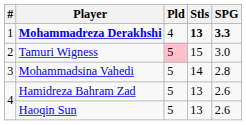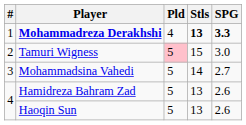(222, 71) 2.8 -> (222, 71) 2.7
